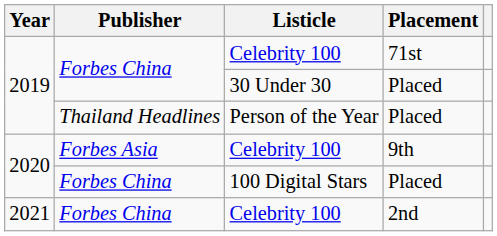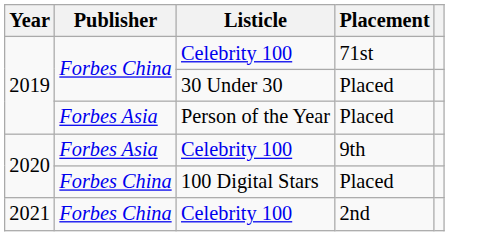(140, 117) Thailand Headlines -> (109, 117) Forbes Asia
